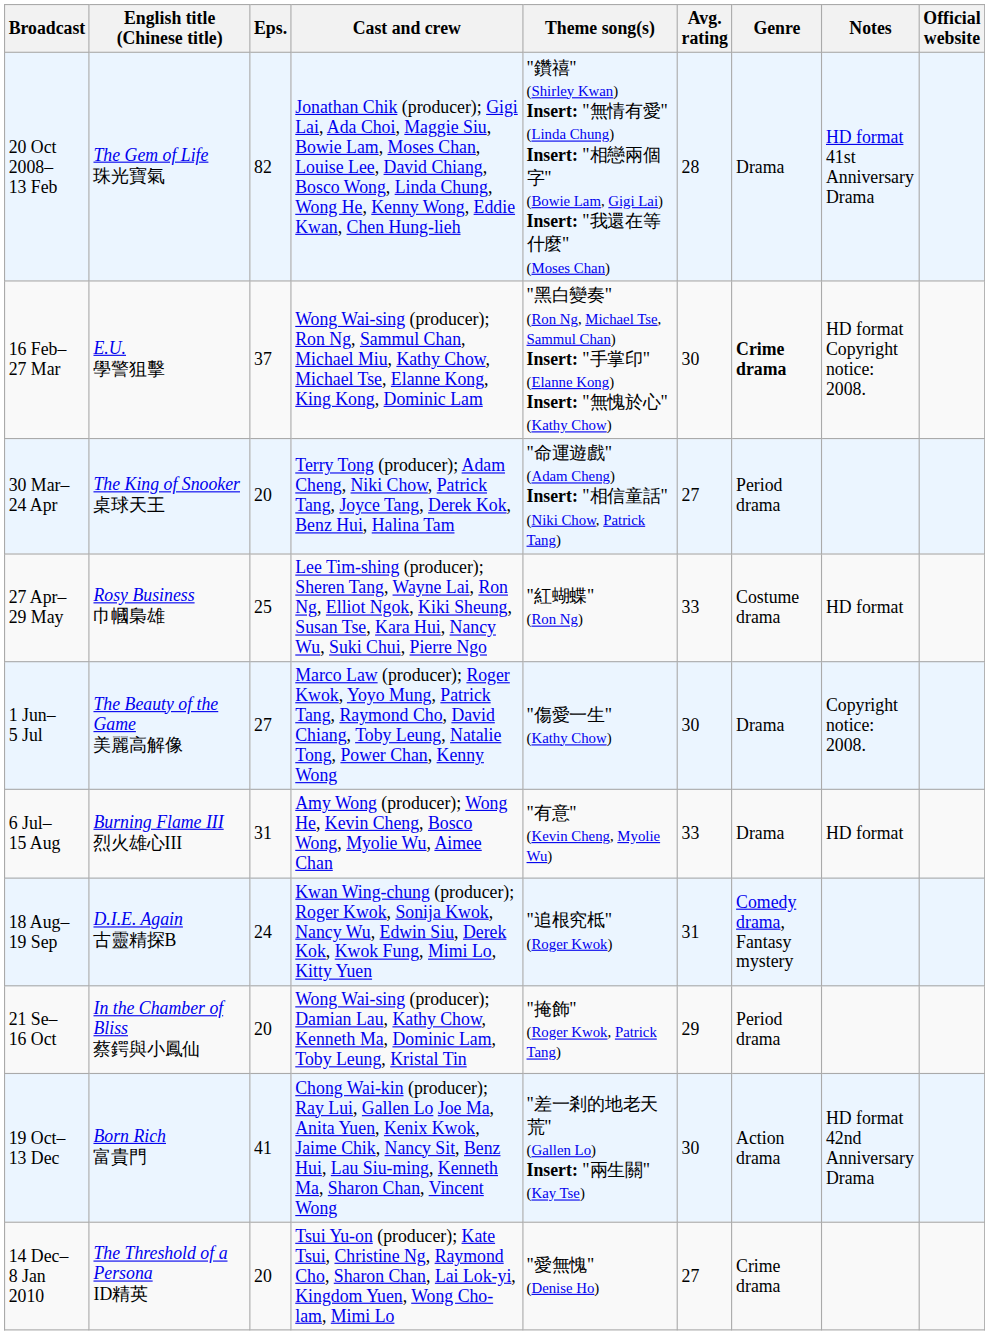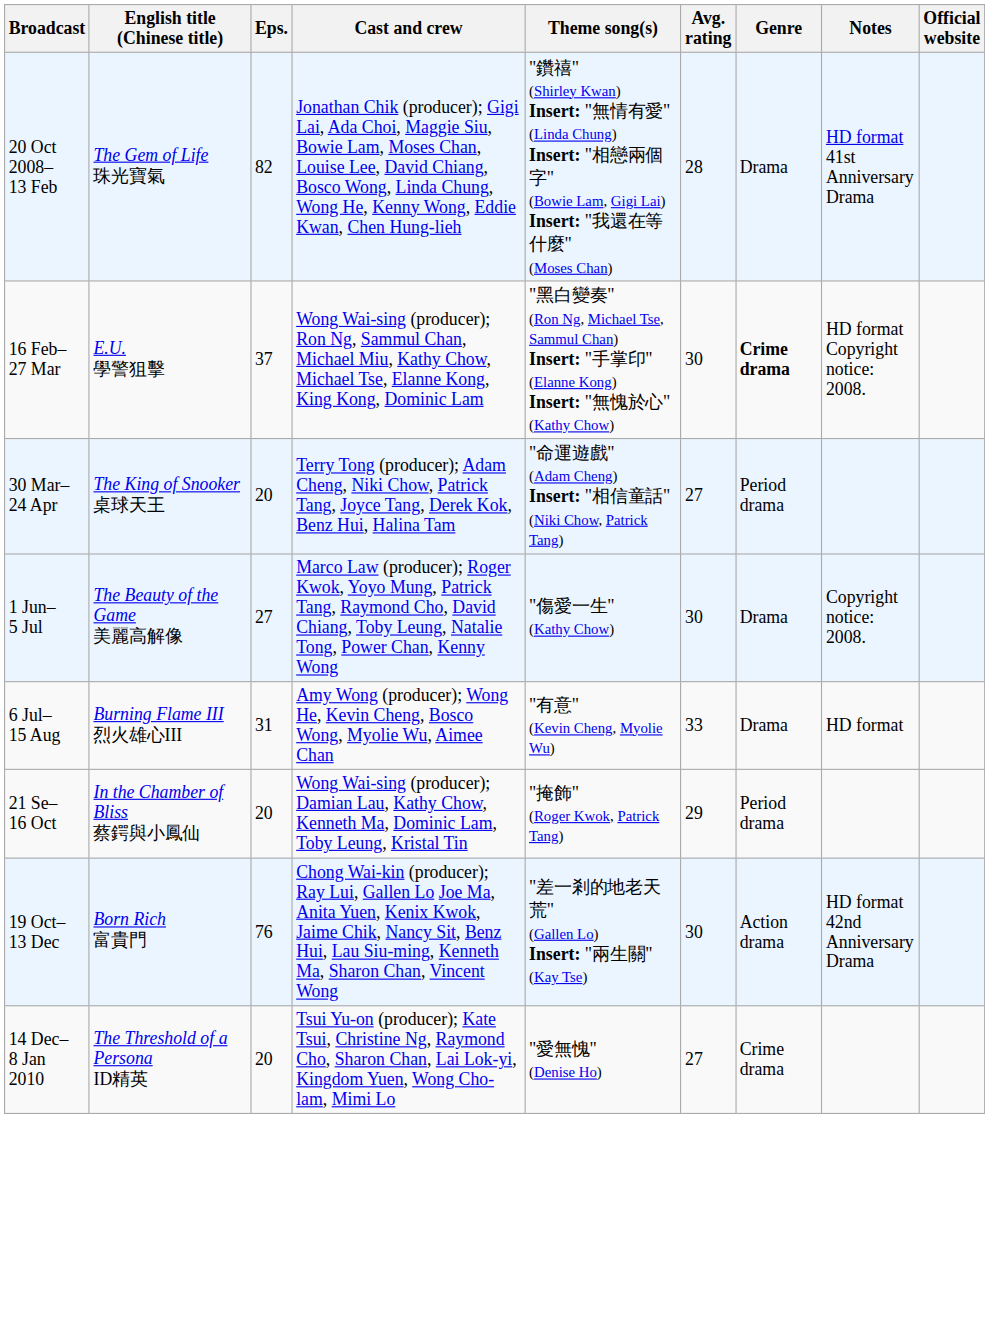- row: (38, 607)
- row: (39, 931)
(263, 1147) 41 -> (264, 931) 76
